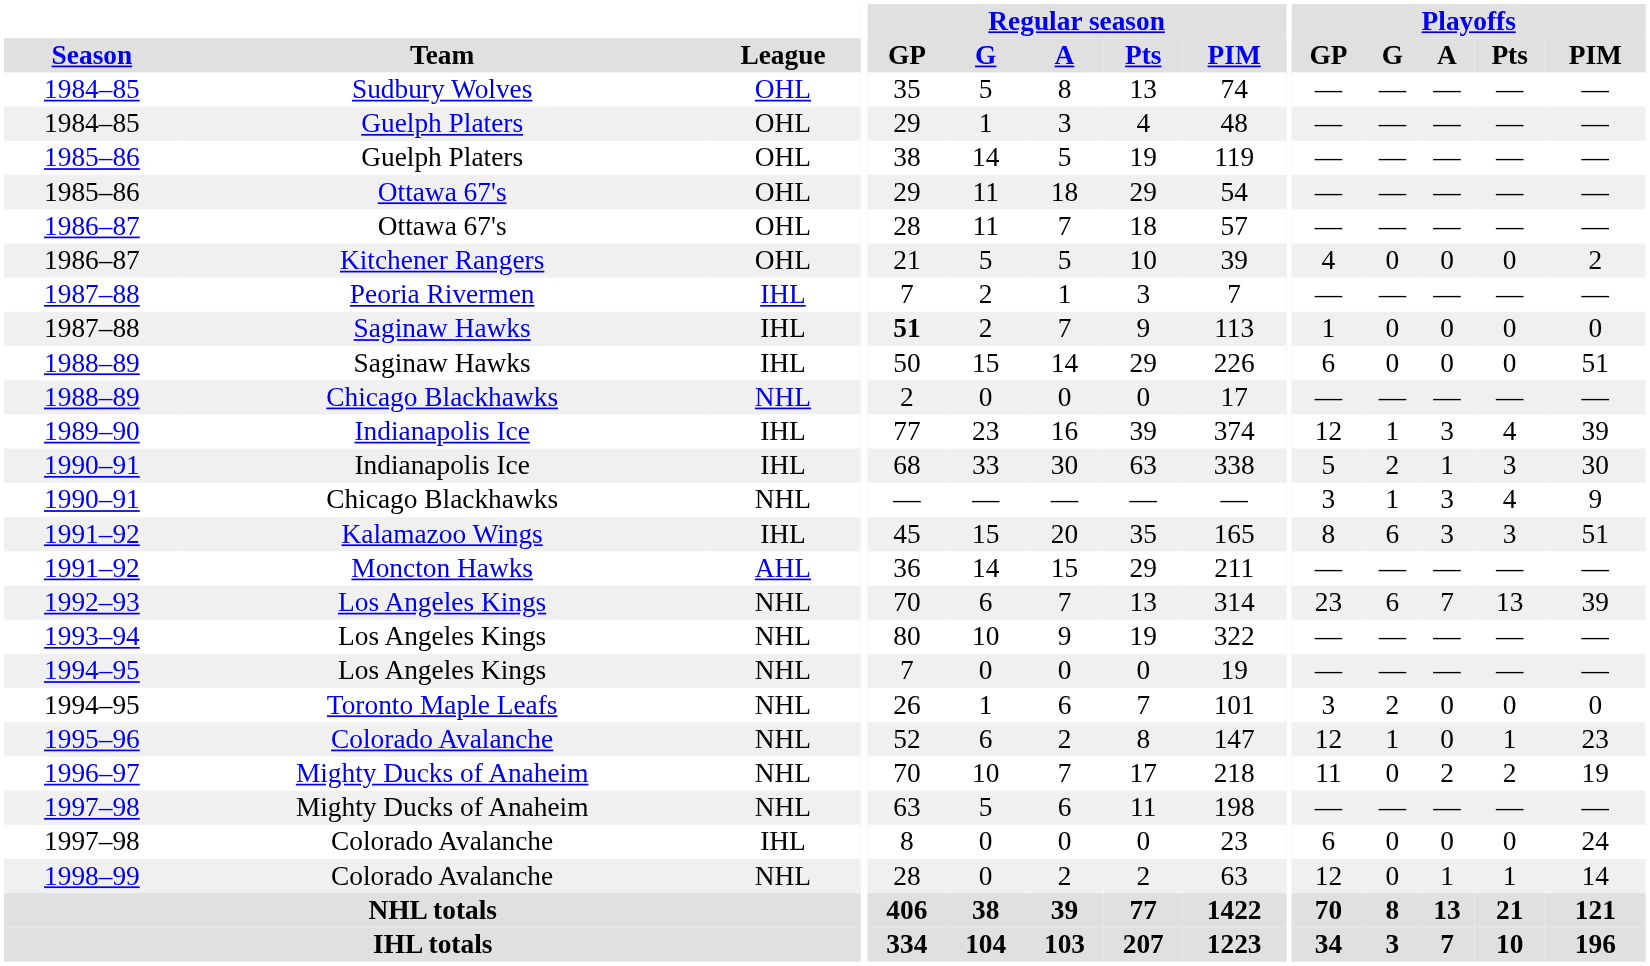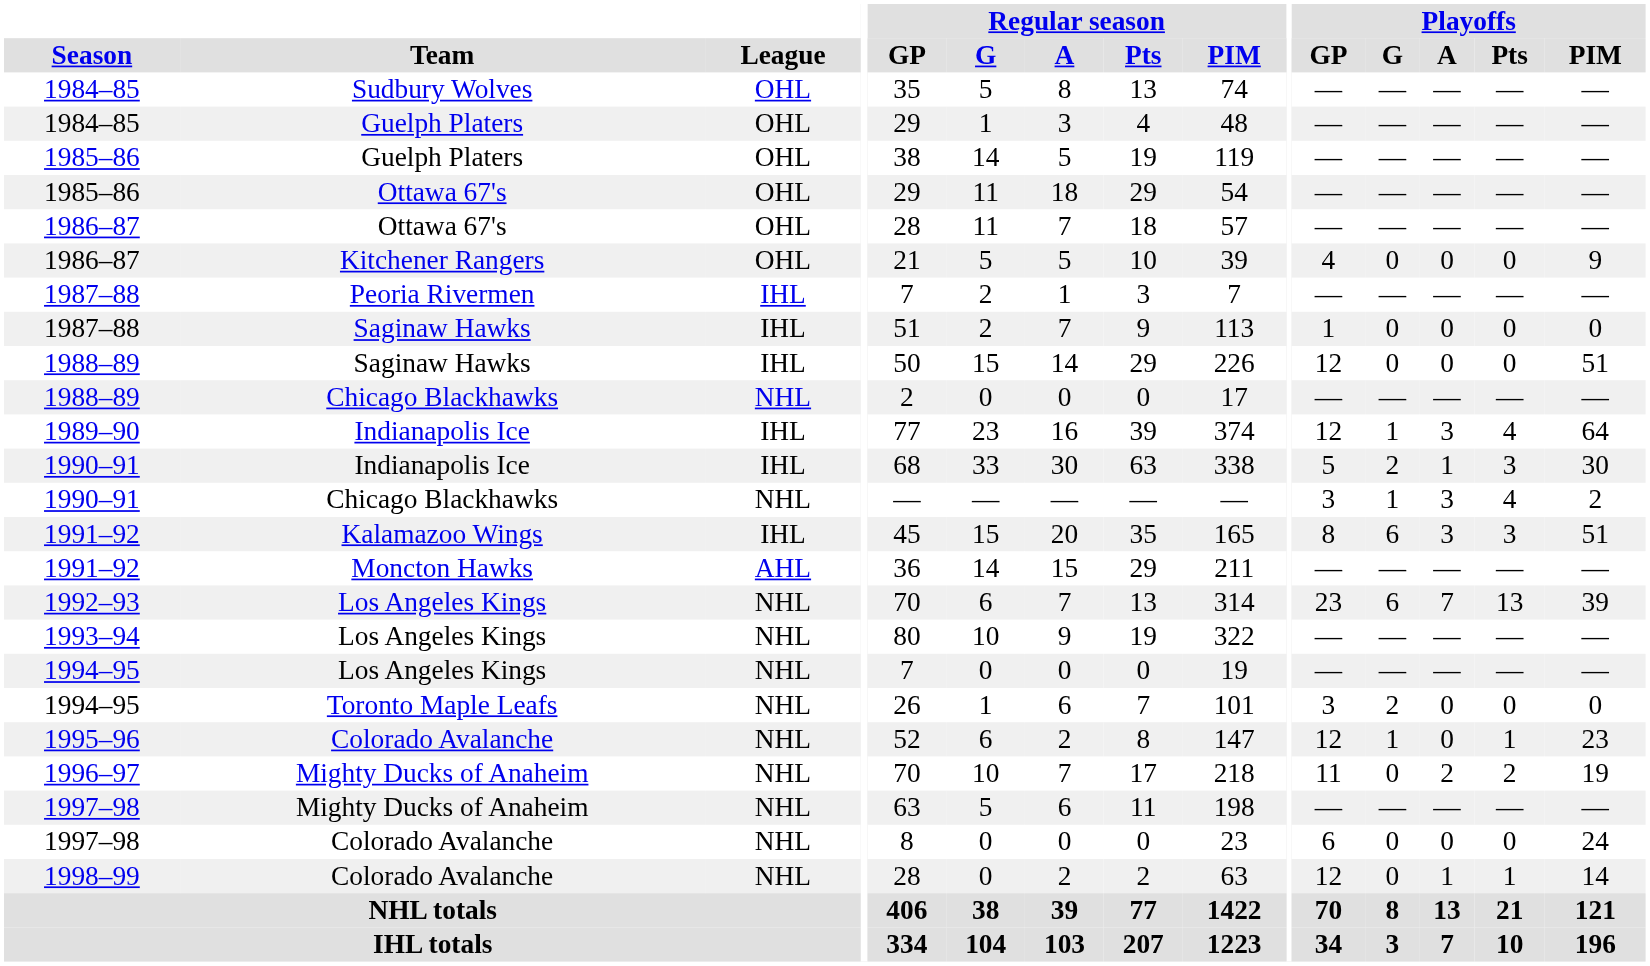(1595, 260) 2 -> (1595, 260) 9
(907, 328) bold -> (907, 328) normal
(1328, 362) 6 -> (1328, 362) 12
(1595, 431) 39 -> (1595, 431) 64
(1595, 499) 9 -> (1595, 499) 2
(783, 841) IHL -> (783, 841) NHL
